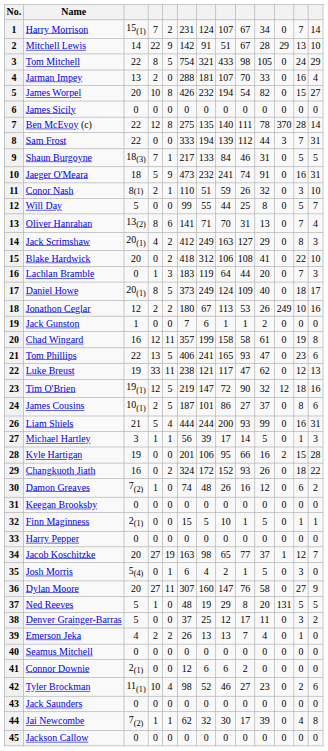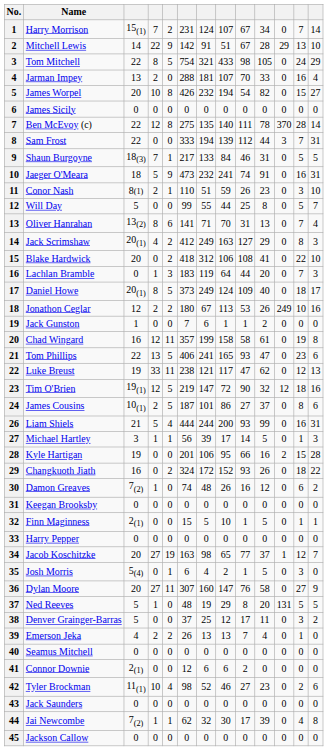(265, 190) 32 -> (265, 190) 23
